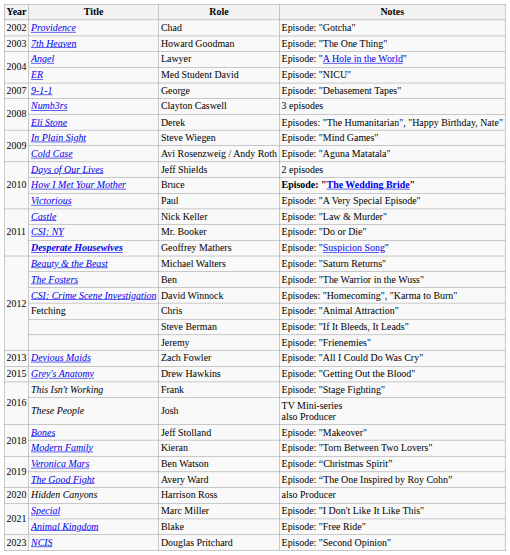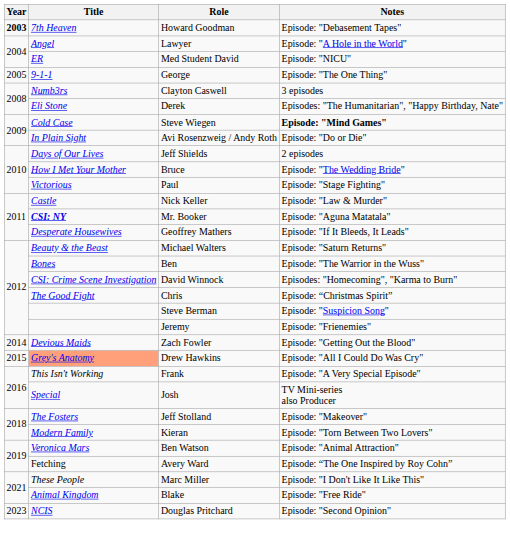- row: (171, 28)
(17, 43) normal -> (17, 28) bold
(334, 43) Episode: "The One Thing" -> (341, 28) Episode: "Debasement Tapes"
(17, 91) 2007 -> (17, 75) 2005
(341, 91) Episode: "Debasement Tapes" -> (334, 75) Episode: "The One Thing"
(59, 138) In Plain Sight -> (52, 122) Cold Case
(330, 138) normal -> (334, 122) bold
(52, 153) Cold Case -> (59, 138) In Plain Sight
(336, 153) Episode: "Aguna Matatala" -> (324, 138) Episode: "Do or Die"
(348, 185) bold -> (343, 169) normal
(351, 201) Episode: "A Very Special Episode" -> (333, 185) Episode: "Stage Fighting"
(47, 232) normal -> (49, 216) bold
(324, 232) Episode: "Do or Die" -> (336, 216) Episode: "Aguna Matatala"
(77, 248) bold -> (76, 232) normal
(335, 248) Episode: "Suspicion Song" -> (345, 232) Episode: "If It Bleeds, It Leads"
(55, 279) The Fosters -> (43, 264) Bones
(48, 311) Fetching -> (63, 295) The Good Fight
(340, 311) Episode: "Animal Attraction" -> (337, 295) Episode: “Christmas Spirit”
(345, 327) Episode: "If It Bleeds, It Leads" -> (335, 311) Episode: "Suspicion Song"
(17, 358) 2013 -> (17, 342) 2014
(352, 358) Episode: "All I Could Do Was Cry" -> (348, 342) Episode: "Getting Out the Blood"
(63, 374) no background -> (63, 358) lightsalmon background
(348, 374) Episode: "Getting Out the Blood" -> (352, 358) Episode: "All I Could Do Was Cry"
(333, 389) Episode: "Stage Fighting" -> (351, 374) Episode: "A Very Special Episode"
(58, 411) These People -> (46, 395) Special
(43, 432) Bones -> (55, 416) The Fosters
(337, 464) Episode: “Christmas Spirit” -> (340, 448) Episode: "Animal Attraction"
(63, 479) The Good Fight -> (48, 464) Fetching
- row: (189, 495)
(46, 511) Special -> (58, 479) These People
